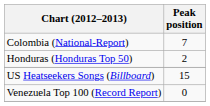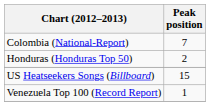(184, 93) 0 -> (184, 93) 1
